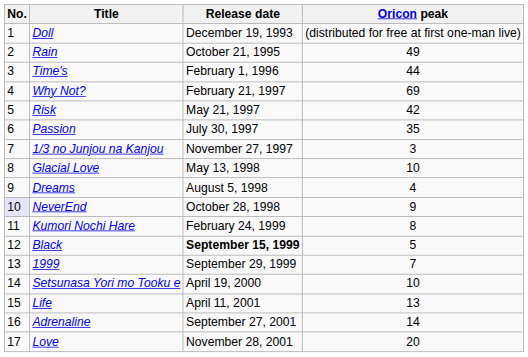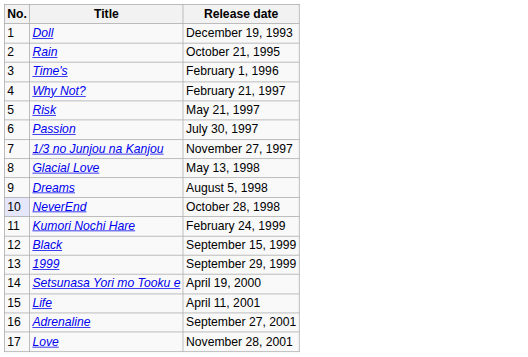- column: (413, 14)
(243, 245) bold -> (241, 245) normal
